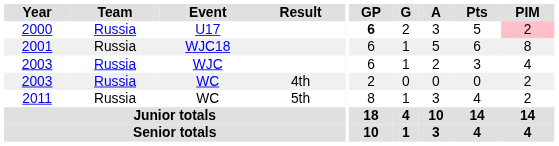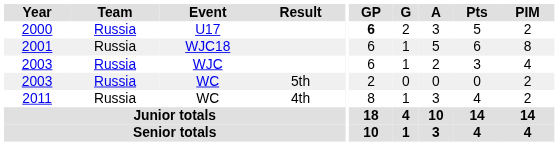(528, 29) pink background -> (528, 29) no background
(301, 81) 4th -> (301, 81) 5th
(301, 98) 5th -> (301, 98) 4th
